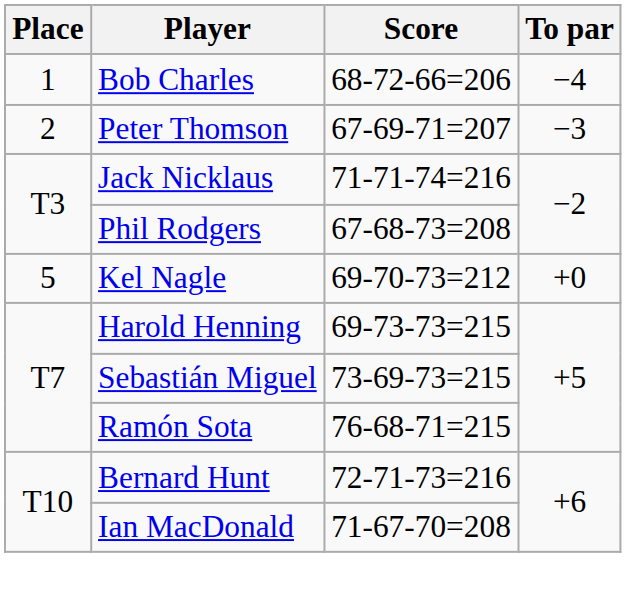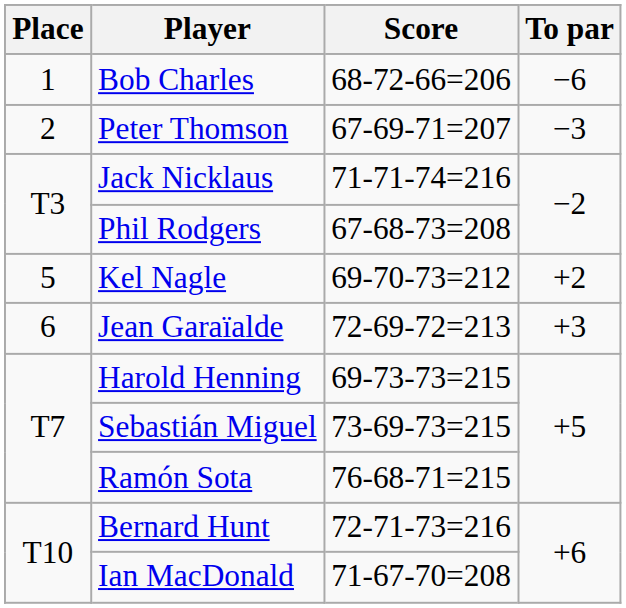(570, 79) −4 -> (570, 79) −6
(570, 278) +0 -> (570, 278) +2
+ row: (191, 327)
